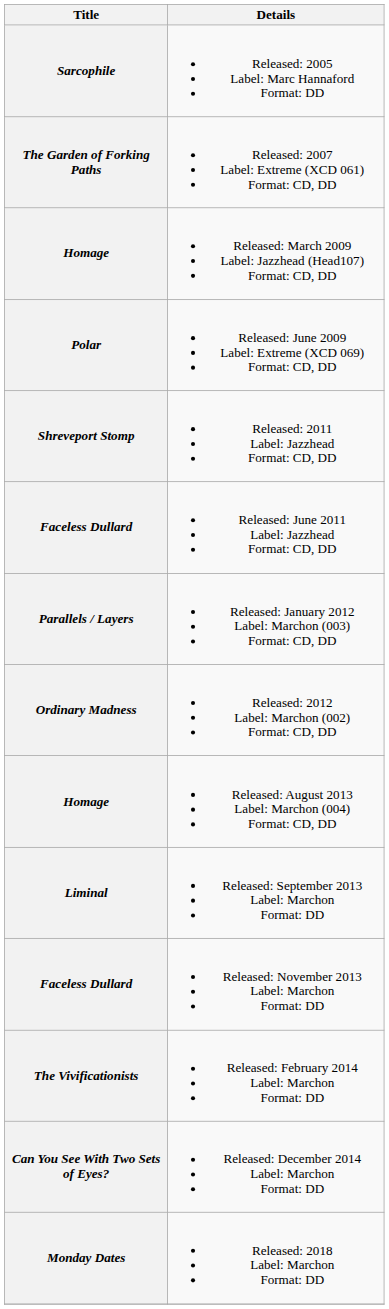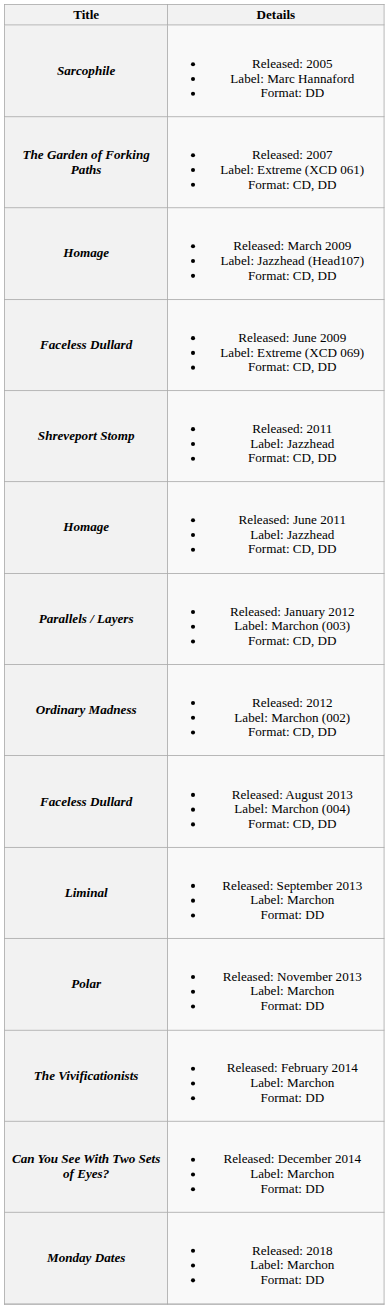(86, 344) Polar -> (86, 344) Faceless Dullard
(86, 527) Faceless Dullard -> (86, 527) Homage
(86, 801) Homage -> (86, 801) Faceless Dullard
(86, 984) Faceless Dullard -> (86, 984) Polar
